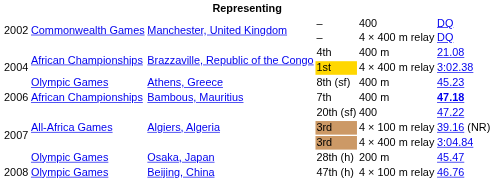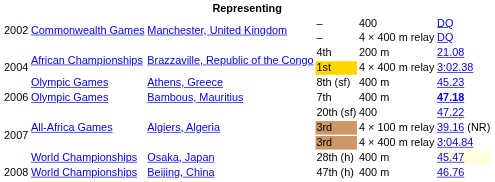(374, 53) 400 m -> (374, 53) 200 m
(87, 98) African Championships -> (70, 98) Olympic Games
(70, 157) Olympic Games -> (84, 157) World Championships
(374, 157) 200 m -> (374, 157) 400 m
(451, 157) no background -> (451, 157) lightyellow background
(70, 172) Olympic Games -> (84, 172) World Championships
(397, 172) 4 × 100 m relay -> (374, 172) 400 m
